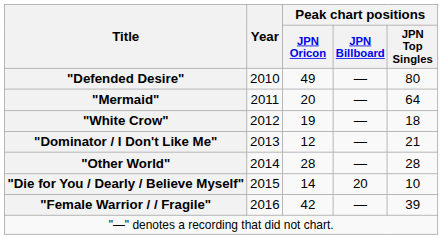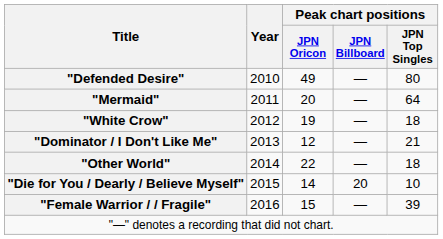(308, 163) 28 -> (308, 163) 22
(413, 163) 28 -> (413, 163) 18
(308, 205) 42 -> (308, 205) 15
